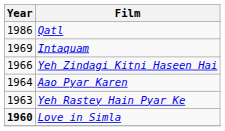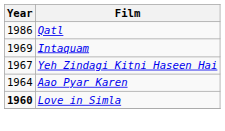(20, 65) 1966 -> (20, 65) 1967
- row: (112, 100)
